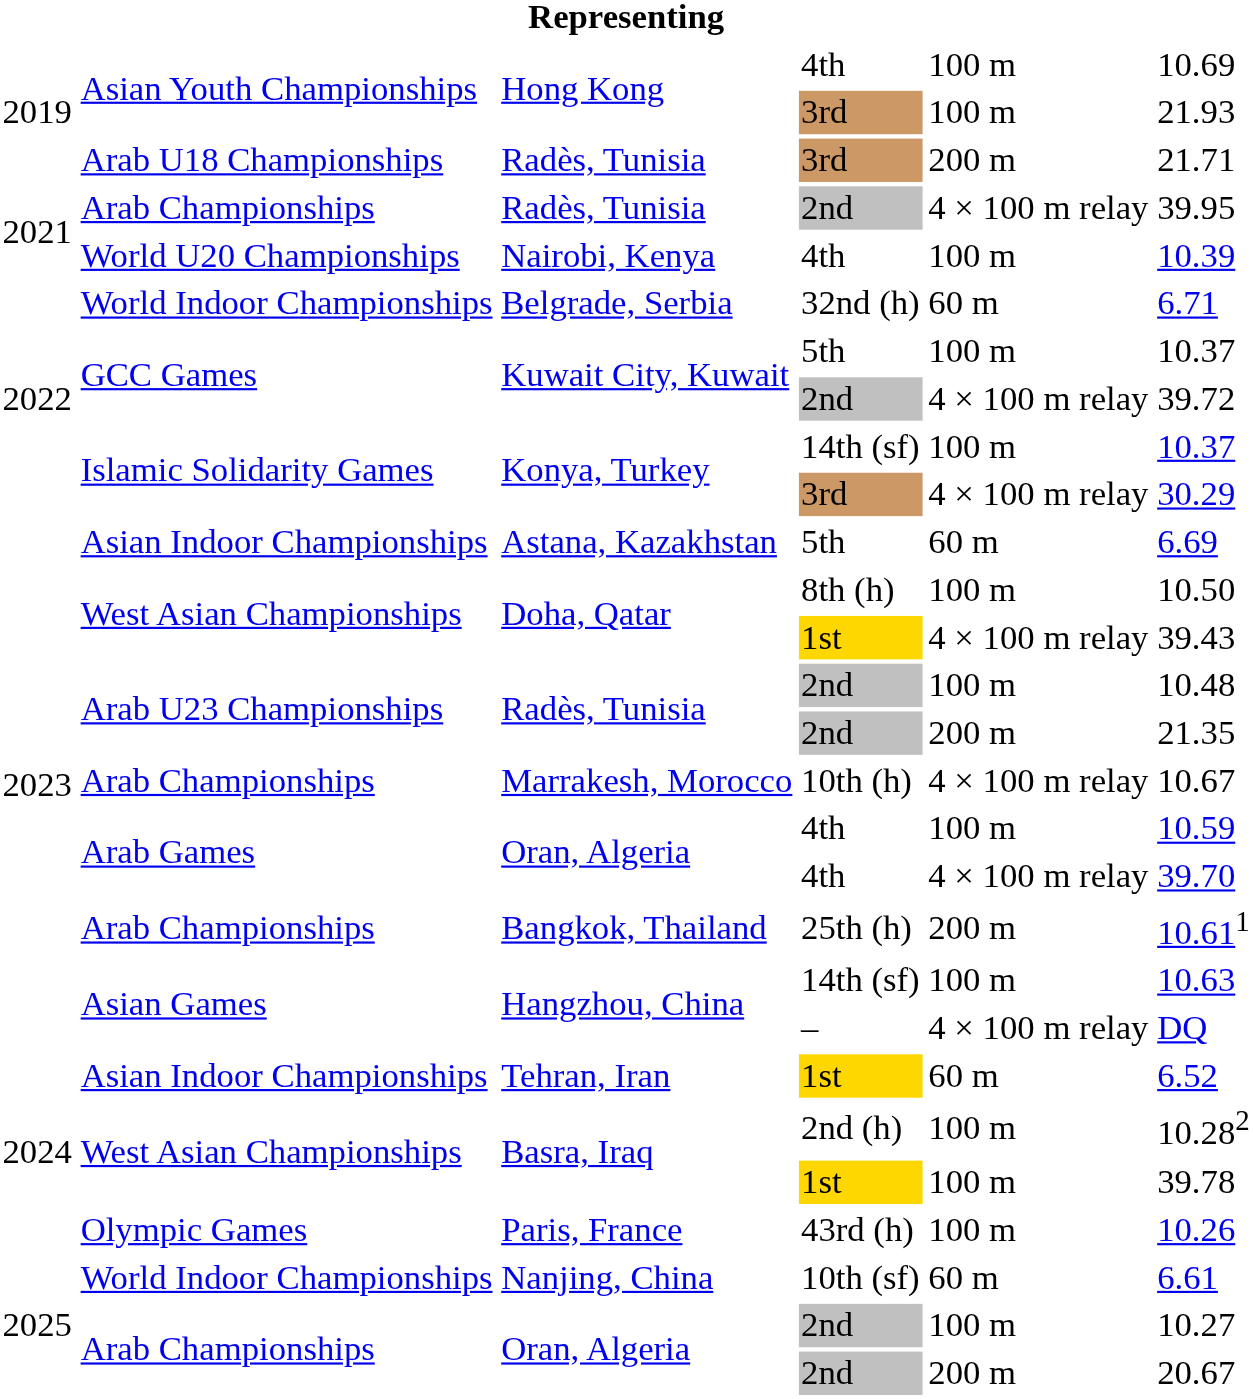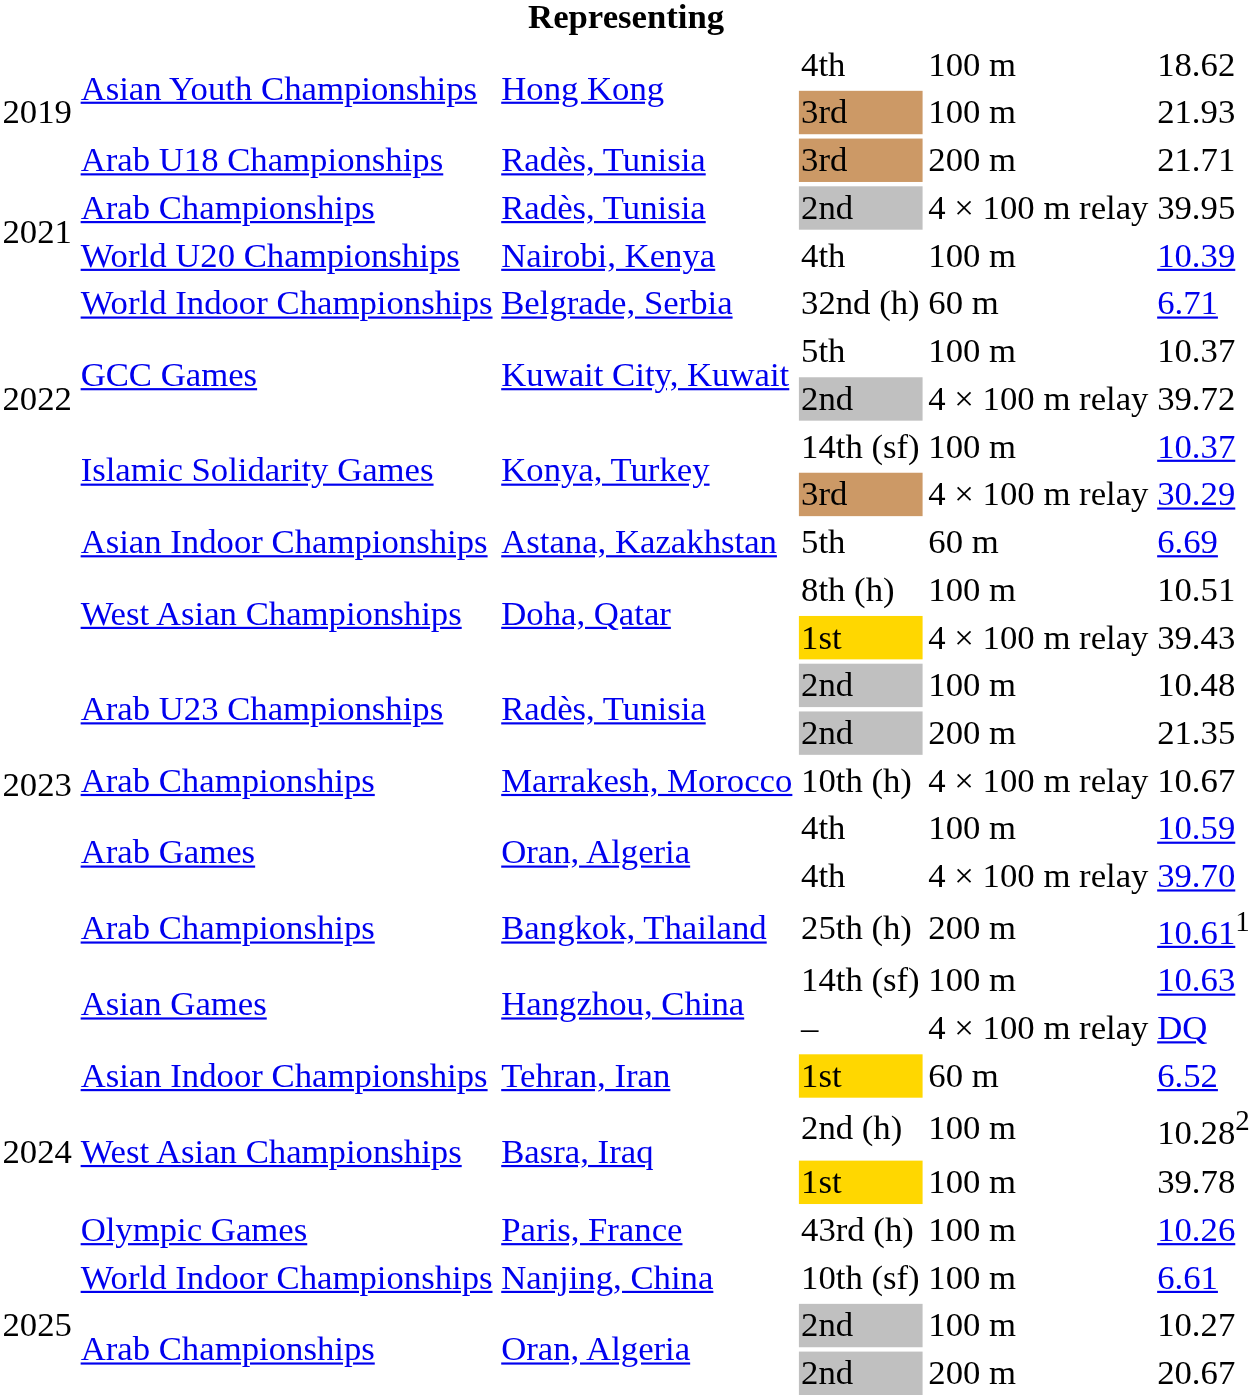(1196, 64) 10.69 -> (1196, 64) 18.62
(1196, 589) 10.50 -> (1196, 589) 10.51
(964, 1276) 60 m -> (972, 1276) 100 m
